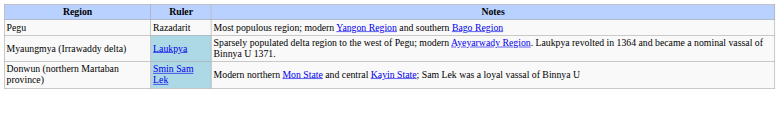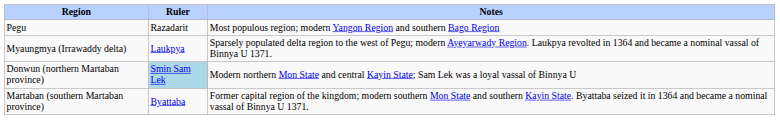(170, 48) lightblue background -> (168, 48) no background
+ row: (65, 101)
